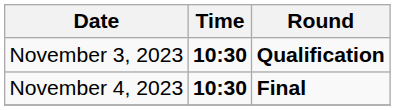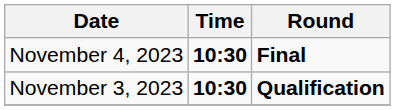rows swapped: (96, 54) <-> (96, 88)
